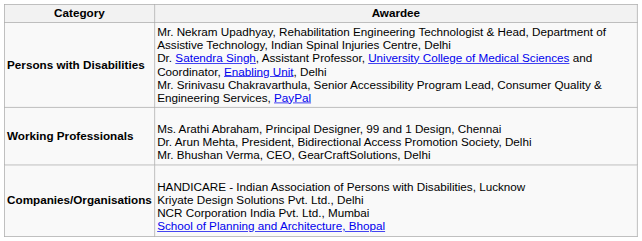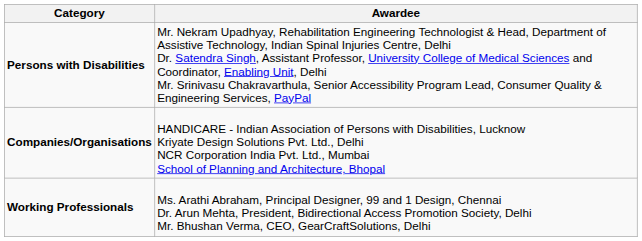rows swapped: (70, 136) <-> (79, 200)
